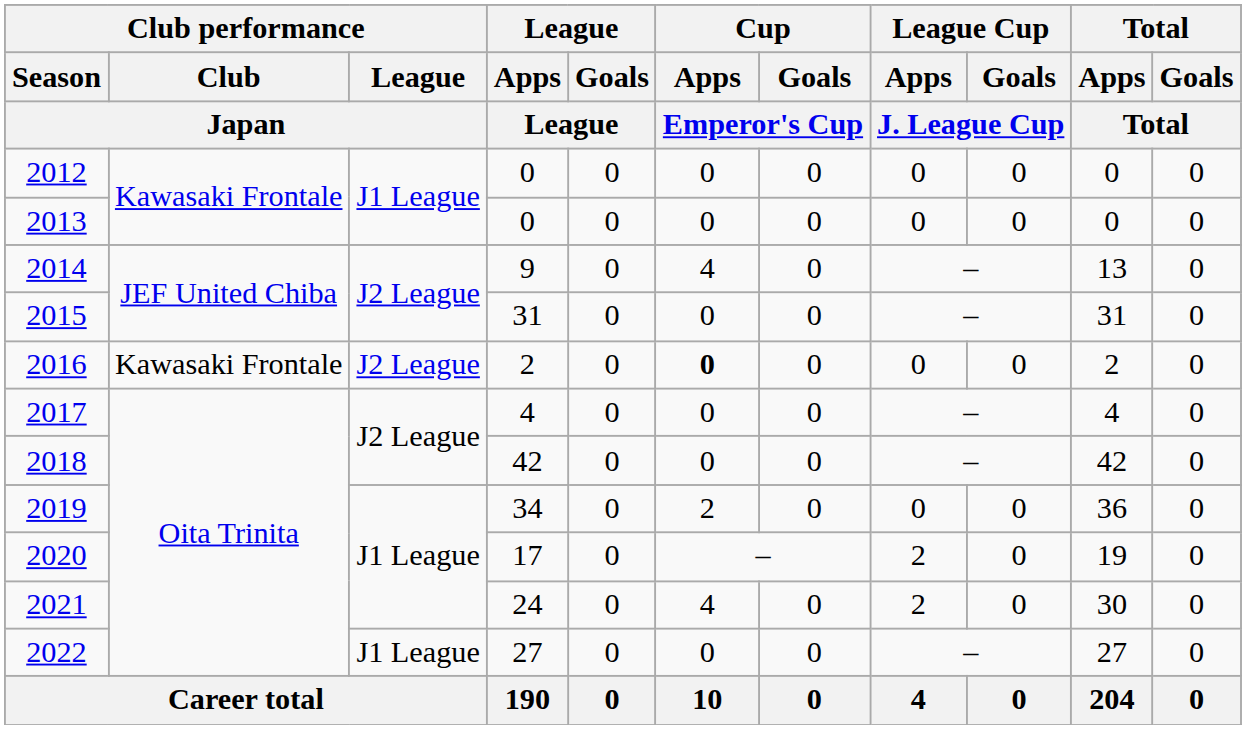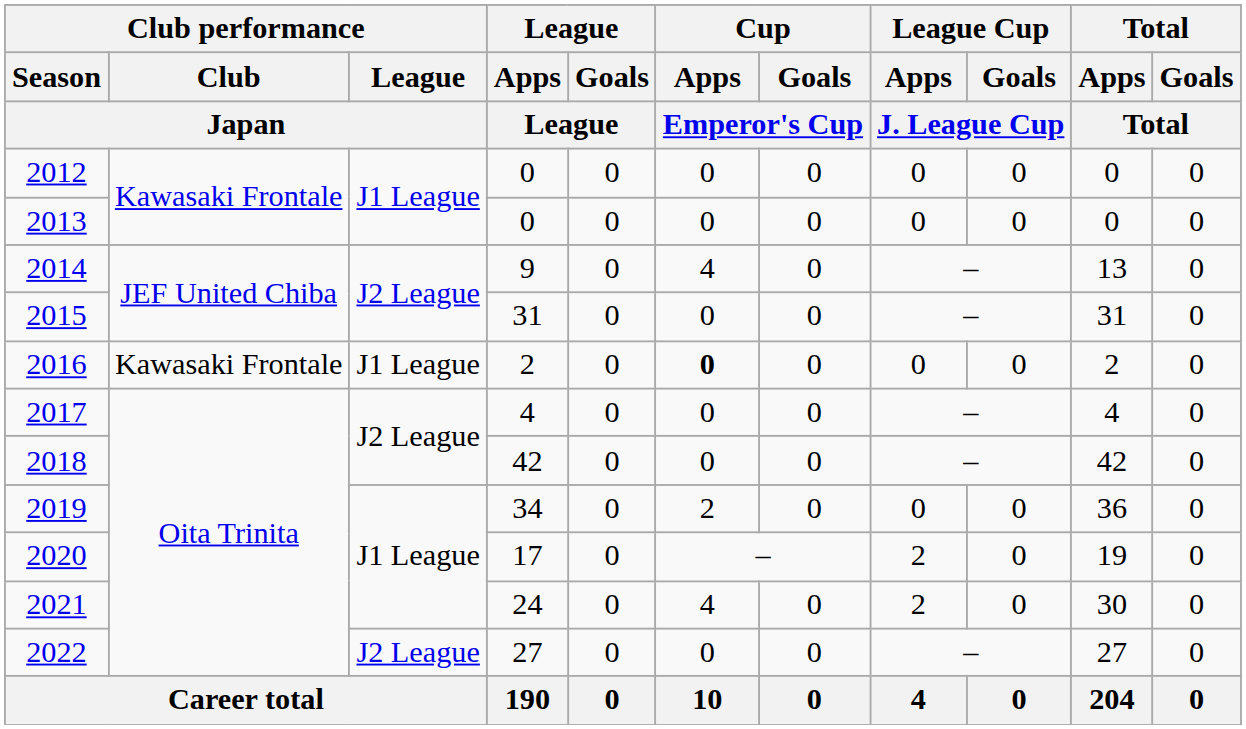(418, 364) J2 League -> (418, 364) J1 League
(418, 651) J1 League -> (418, 651) J2 League
